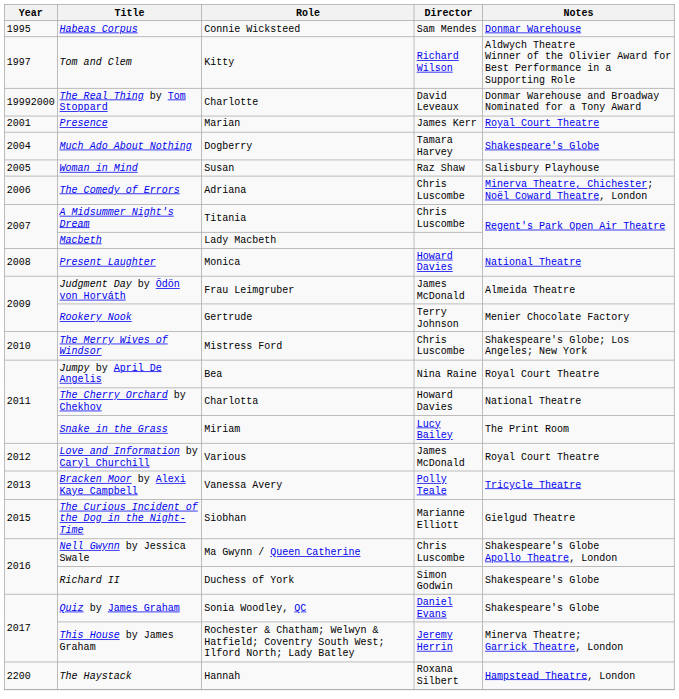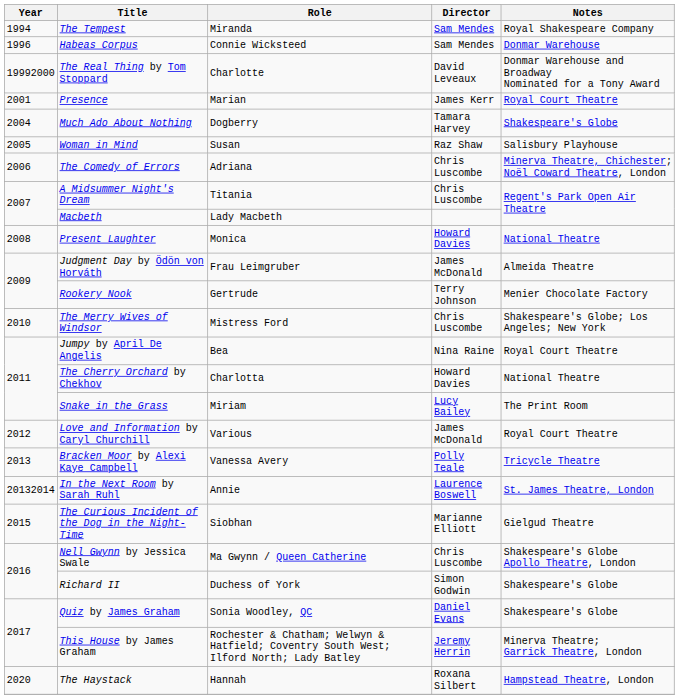+ row: (93, 29)
(19, 29) 1995 -> (19, 45) 1996
- row: (96, 62)
+ row: (117, 490)
(19, 676) 2200 -> (19, 680) 2020
